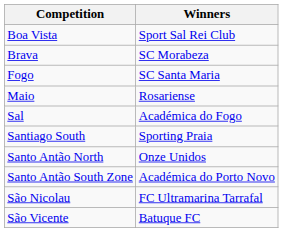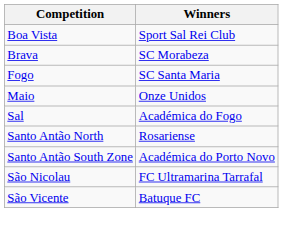(167, 95) Rosariense -> (172, 95) Onze Unidos
- row: (46, 136)
(172, 156) Onze Unidos -> (167, 136) Rosariense
